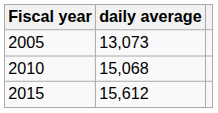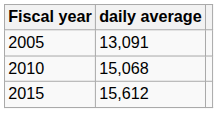(124, 42) 13,073 -> (124, 42) 13,091
